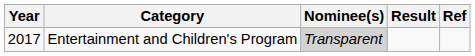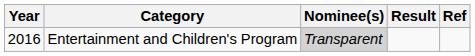(24, 39) 2017 -> (24, 39) 2016
